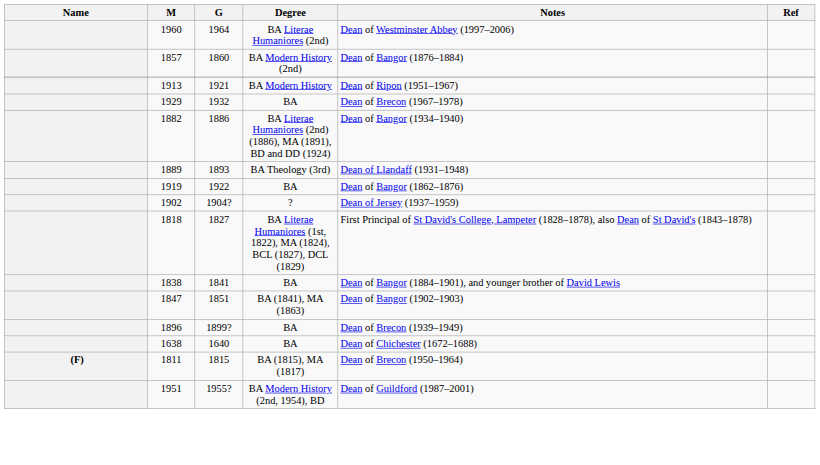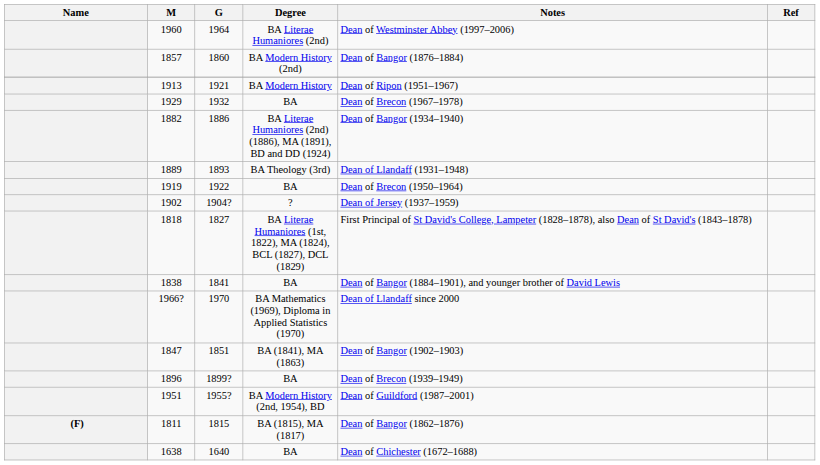(402, 186) Dean of Bangor (1862–1876) -> (402, 186) Dean of Brecon (1950–1964)
+ row: (171, 299)
rows swapped: (171, 344) <-> (171, 388)
(402, 360) Dean of Brecon (1950–1964) -> (402, 423) Dean of Bangor (1862–1876)
